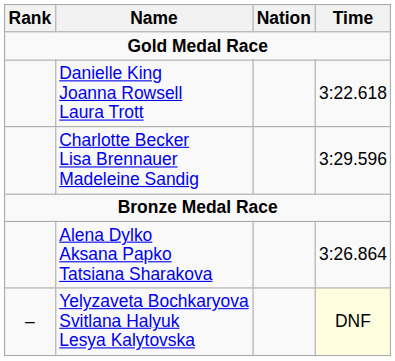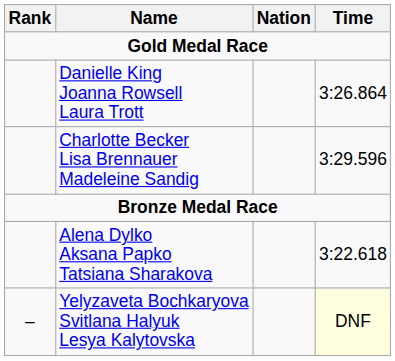(353, 93) 3:22.618 -> (353, 93) 3:26.864
(353, 254) 3:26.864 -> (353, 254) 3:22.618
